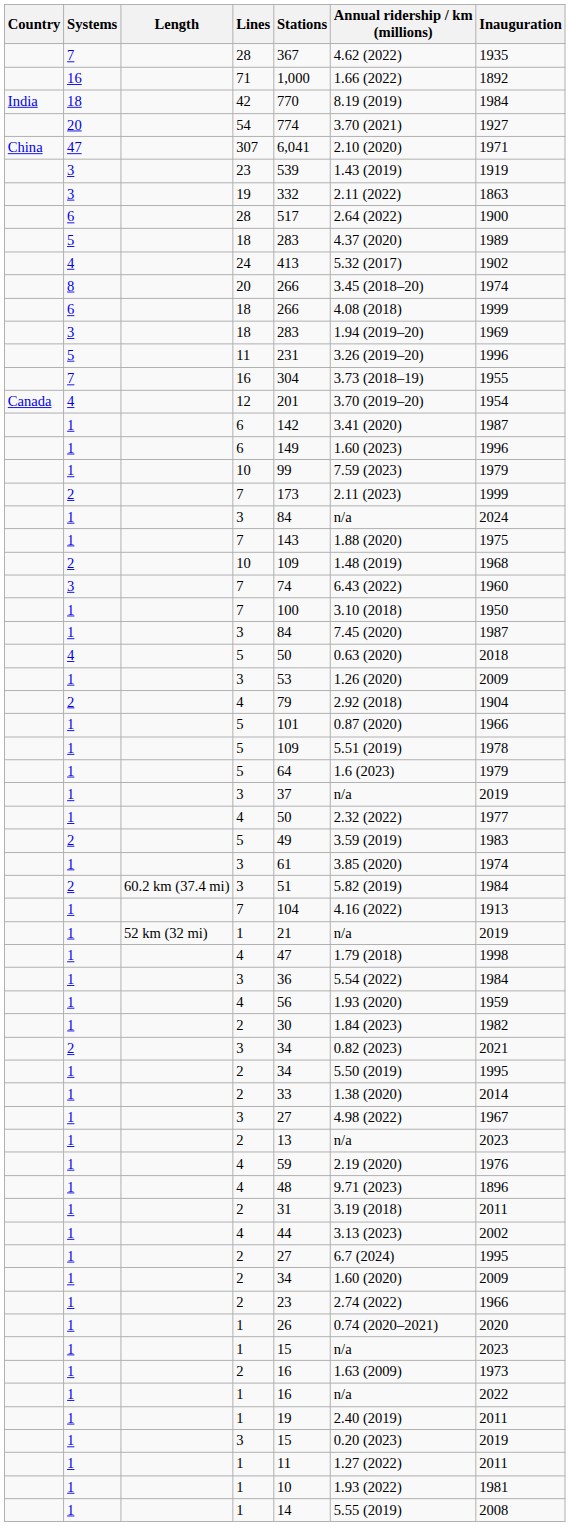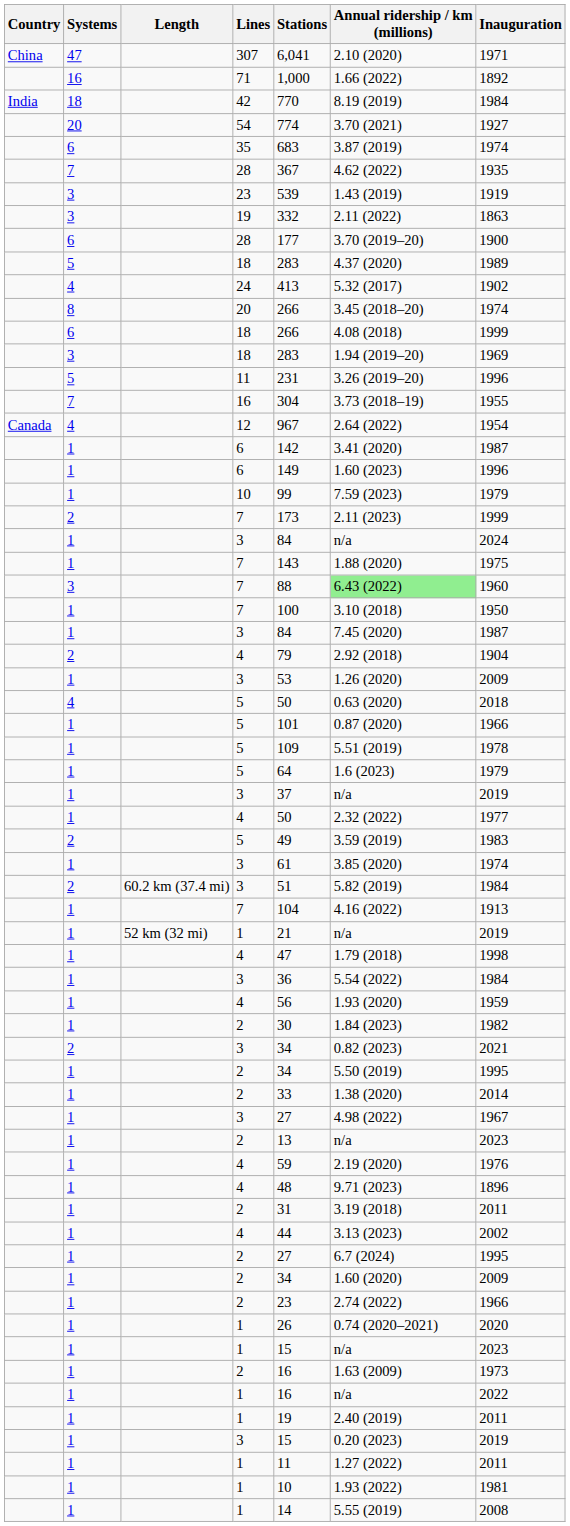rows swapped: (74, 147) <-> (71, 55)
+ row: (71, 147)
(288, 217) 517 -> (288, 240) 177
(368, 217) 2.64 (2022) -> (379, 240) 3.70 (2019–20)
(288, 401) 201 -> (288, 424) 967
(379, 401) 3.70 (2019–20) -> (368, 424) 2.64 (2022)
- row: (71, 563)
(284, 586) 74 -> (284, 586) 88
(368, 586) no background -> (368, 586) lightgreen background
rows swapped: (71, 702) <-> (71, 655)
